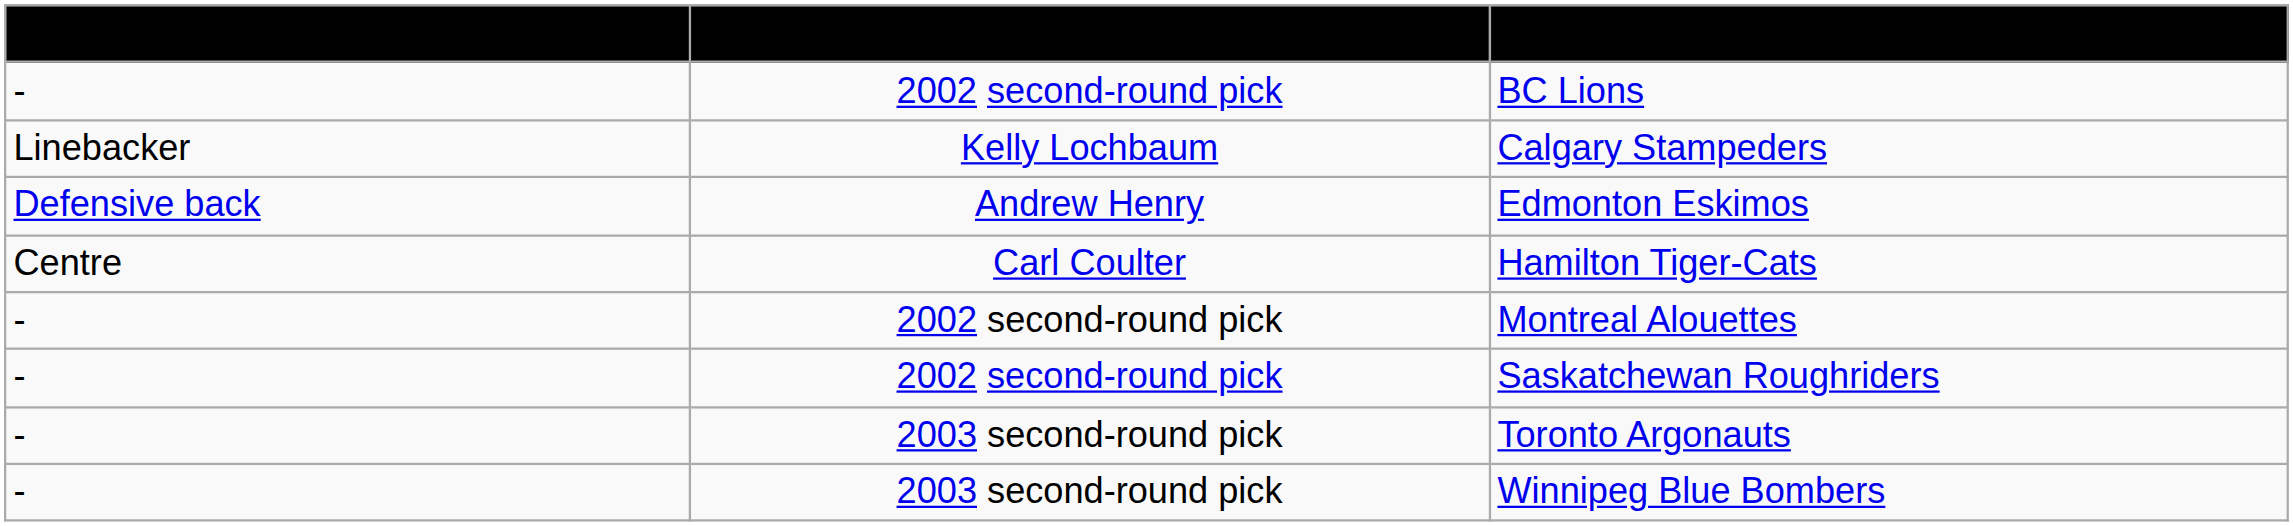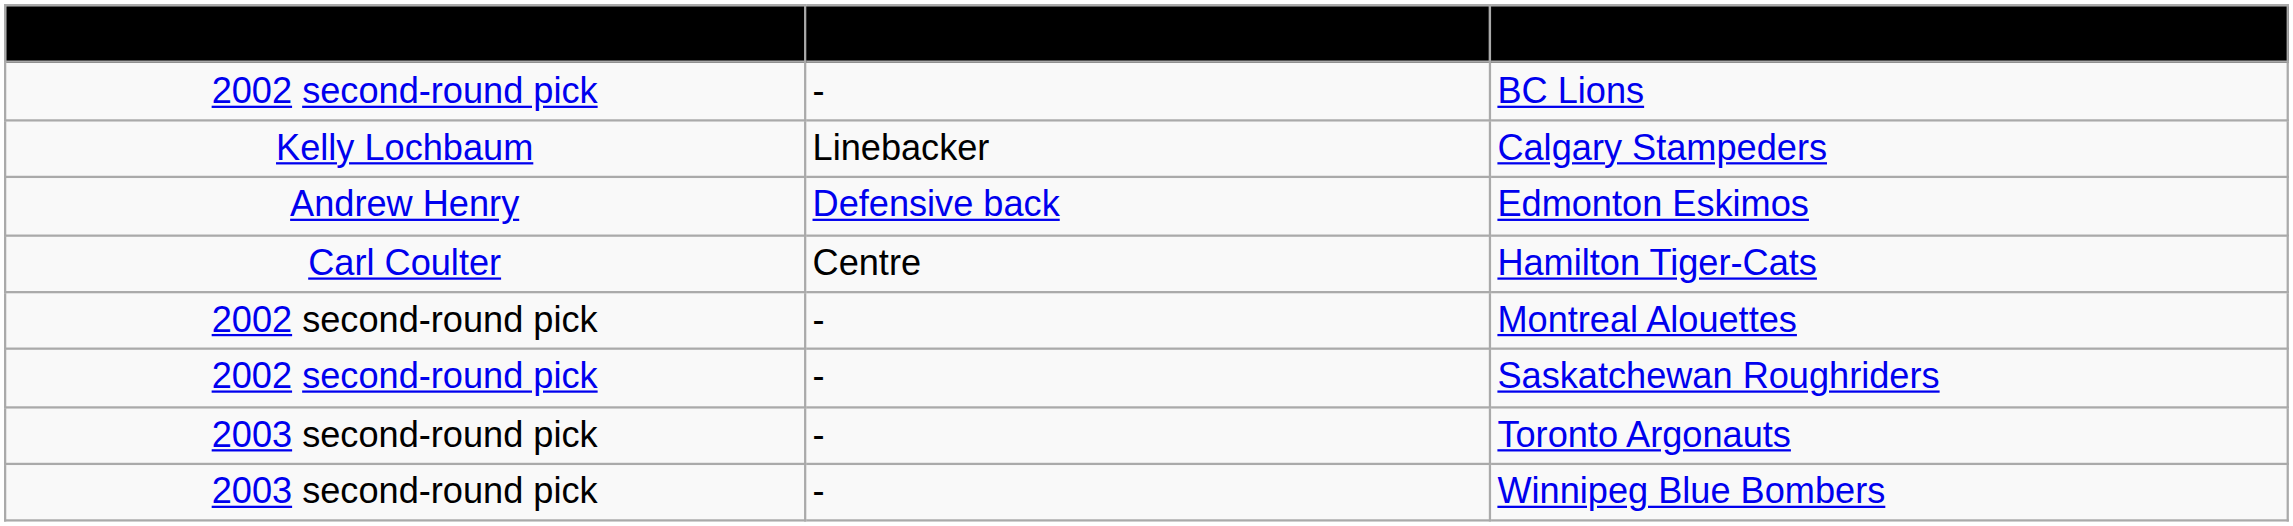columns swapped: (1090, 33) <-> (348, 33)
